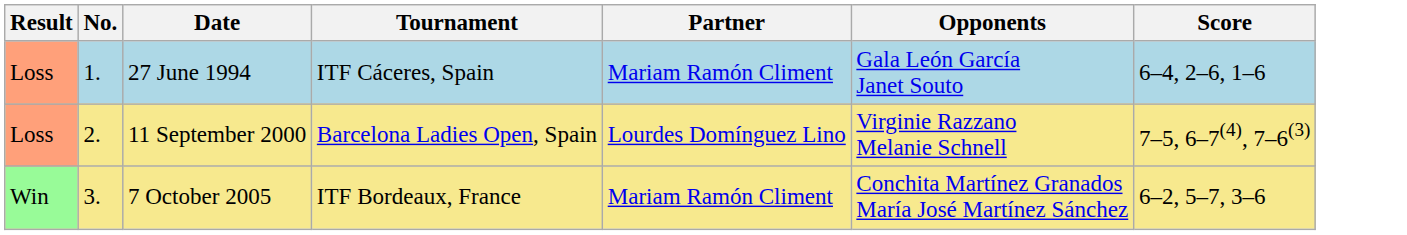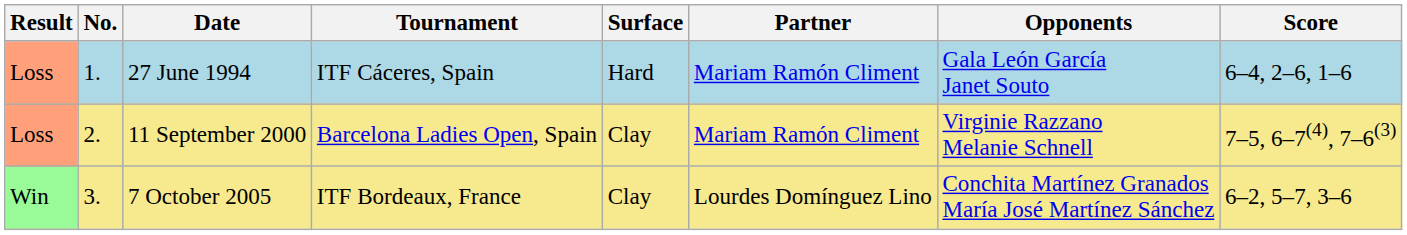+ column: (645, 22)
(727, 134) Lourdes Domínguez Lino -> (806, 134) Mariam Ramón Climent
(720, 197) Mariam Ramón Climent -> (813, 197) Lourdes Domínguez Lino
